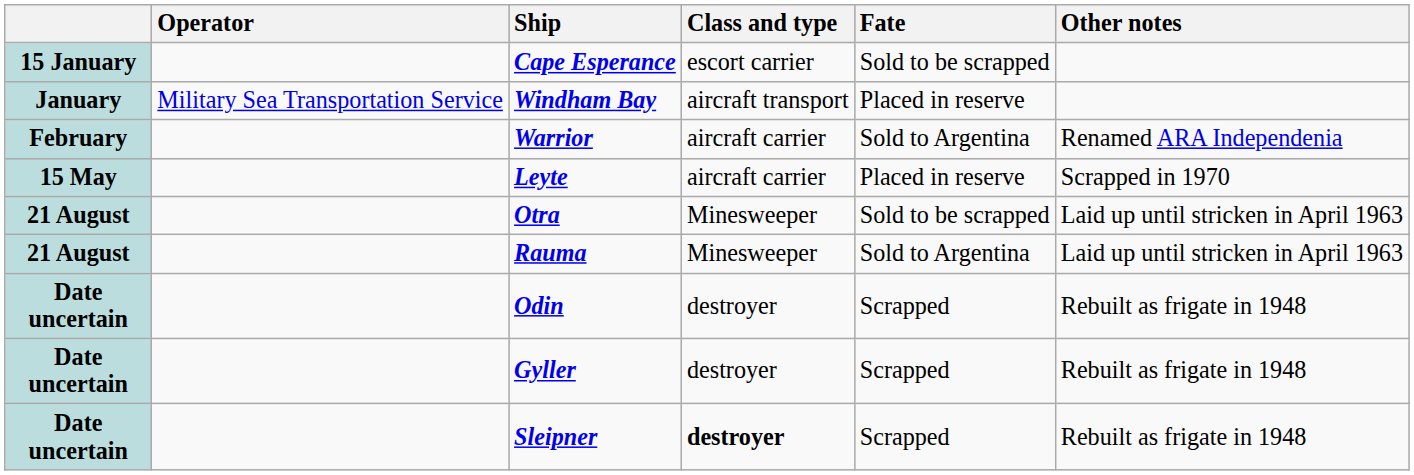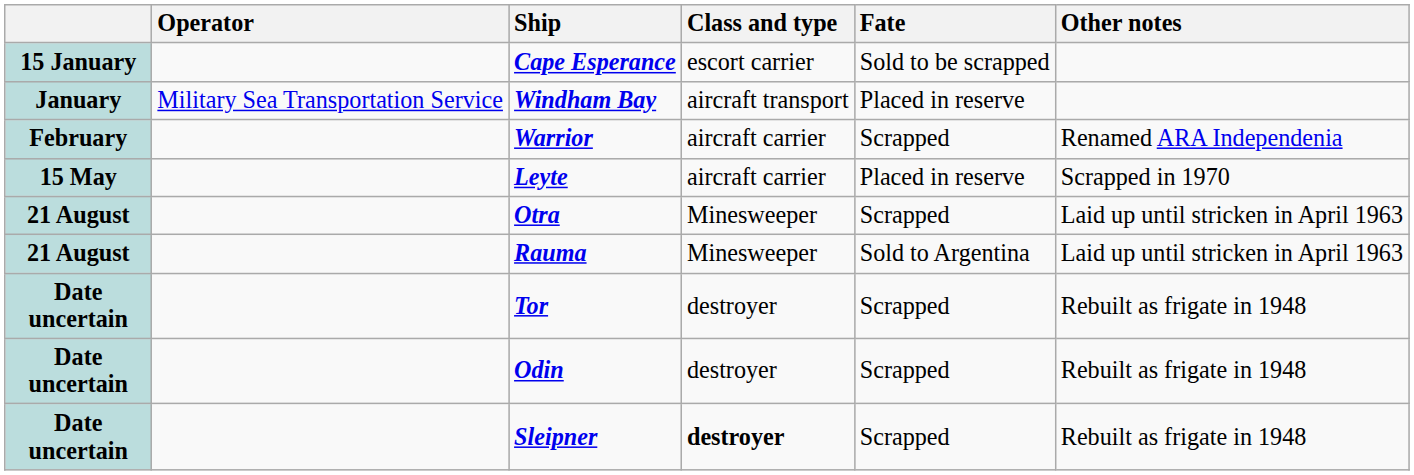(945, 138) Sold to Argentina -> (905, 138) Scrapped
(955, 215) Sold to be scrapped -> (905, 215) Scrapped
+ row: (531, 305)
- row: (545, 370)
